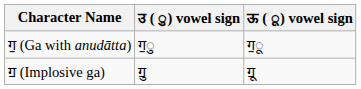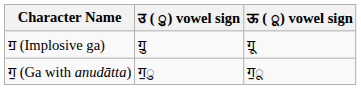rows swapped: (56, 72) <-> (70, 45)
